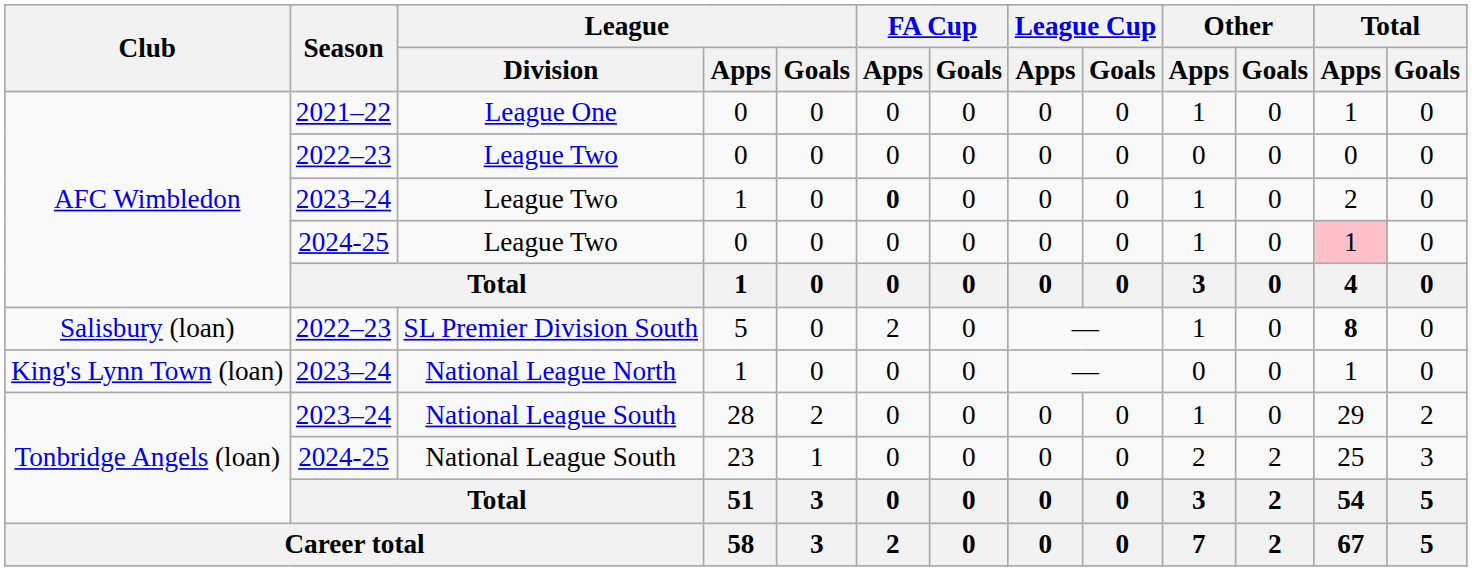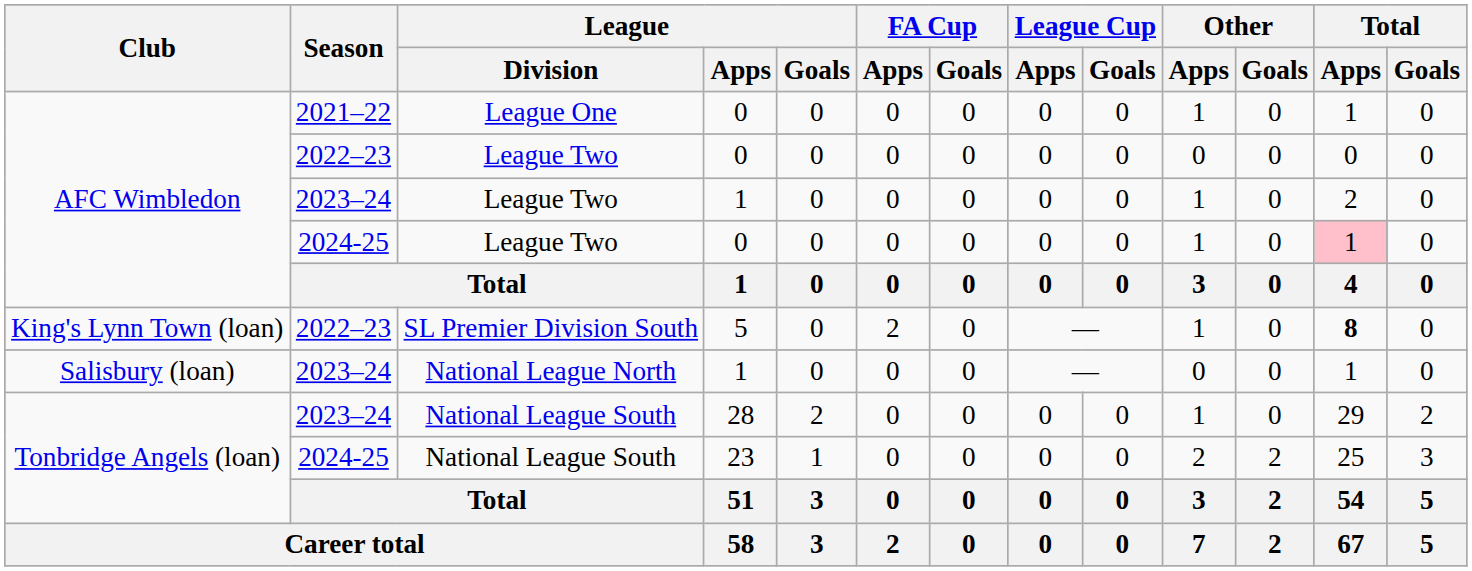(893, 198) bold -> (893, 198) normal
(147, 328) Salisbury (loan) -> (147, 328) King's Lynn Town (loan)
(147, 371) King's Lynn Town (loan) -> (147, 371) Salisbury (loan)
